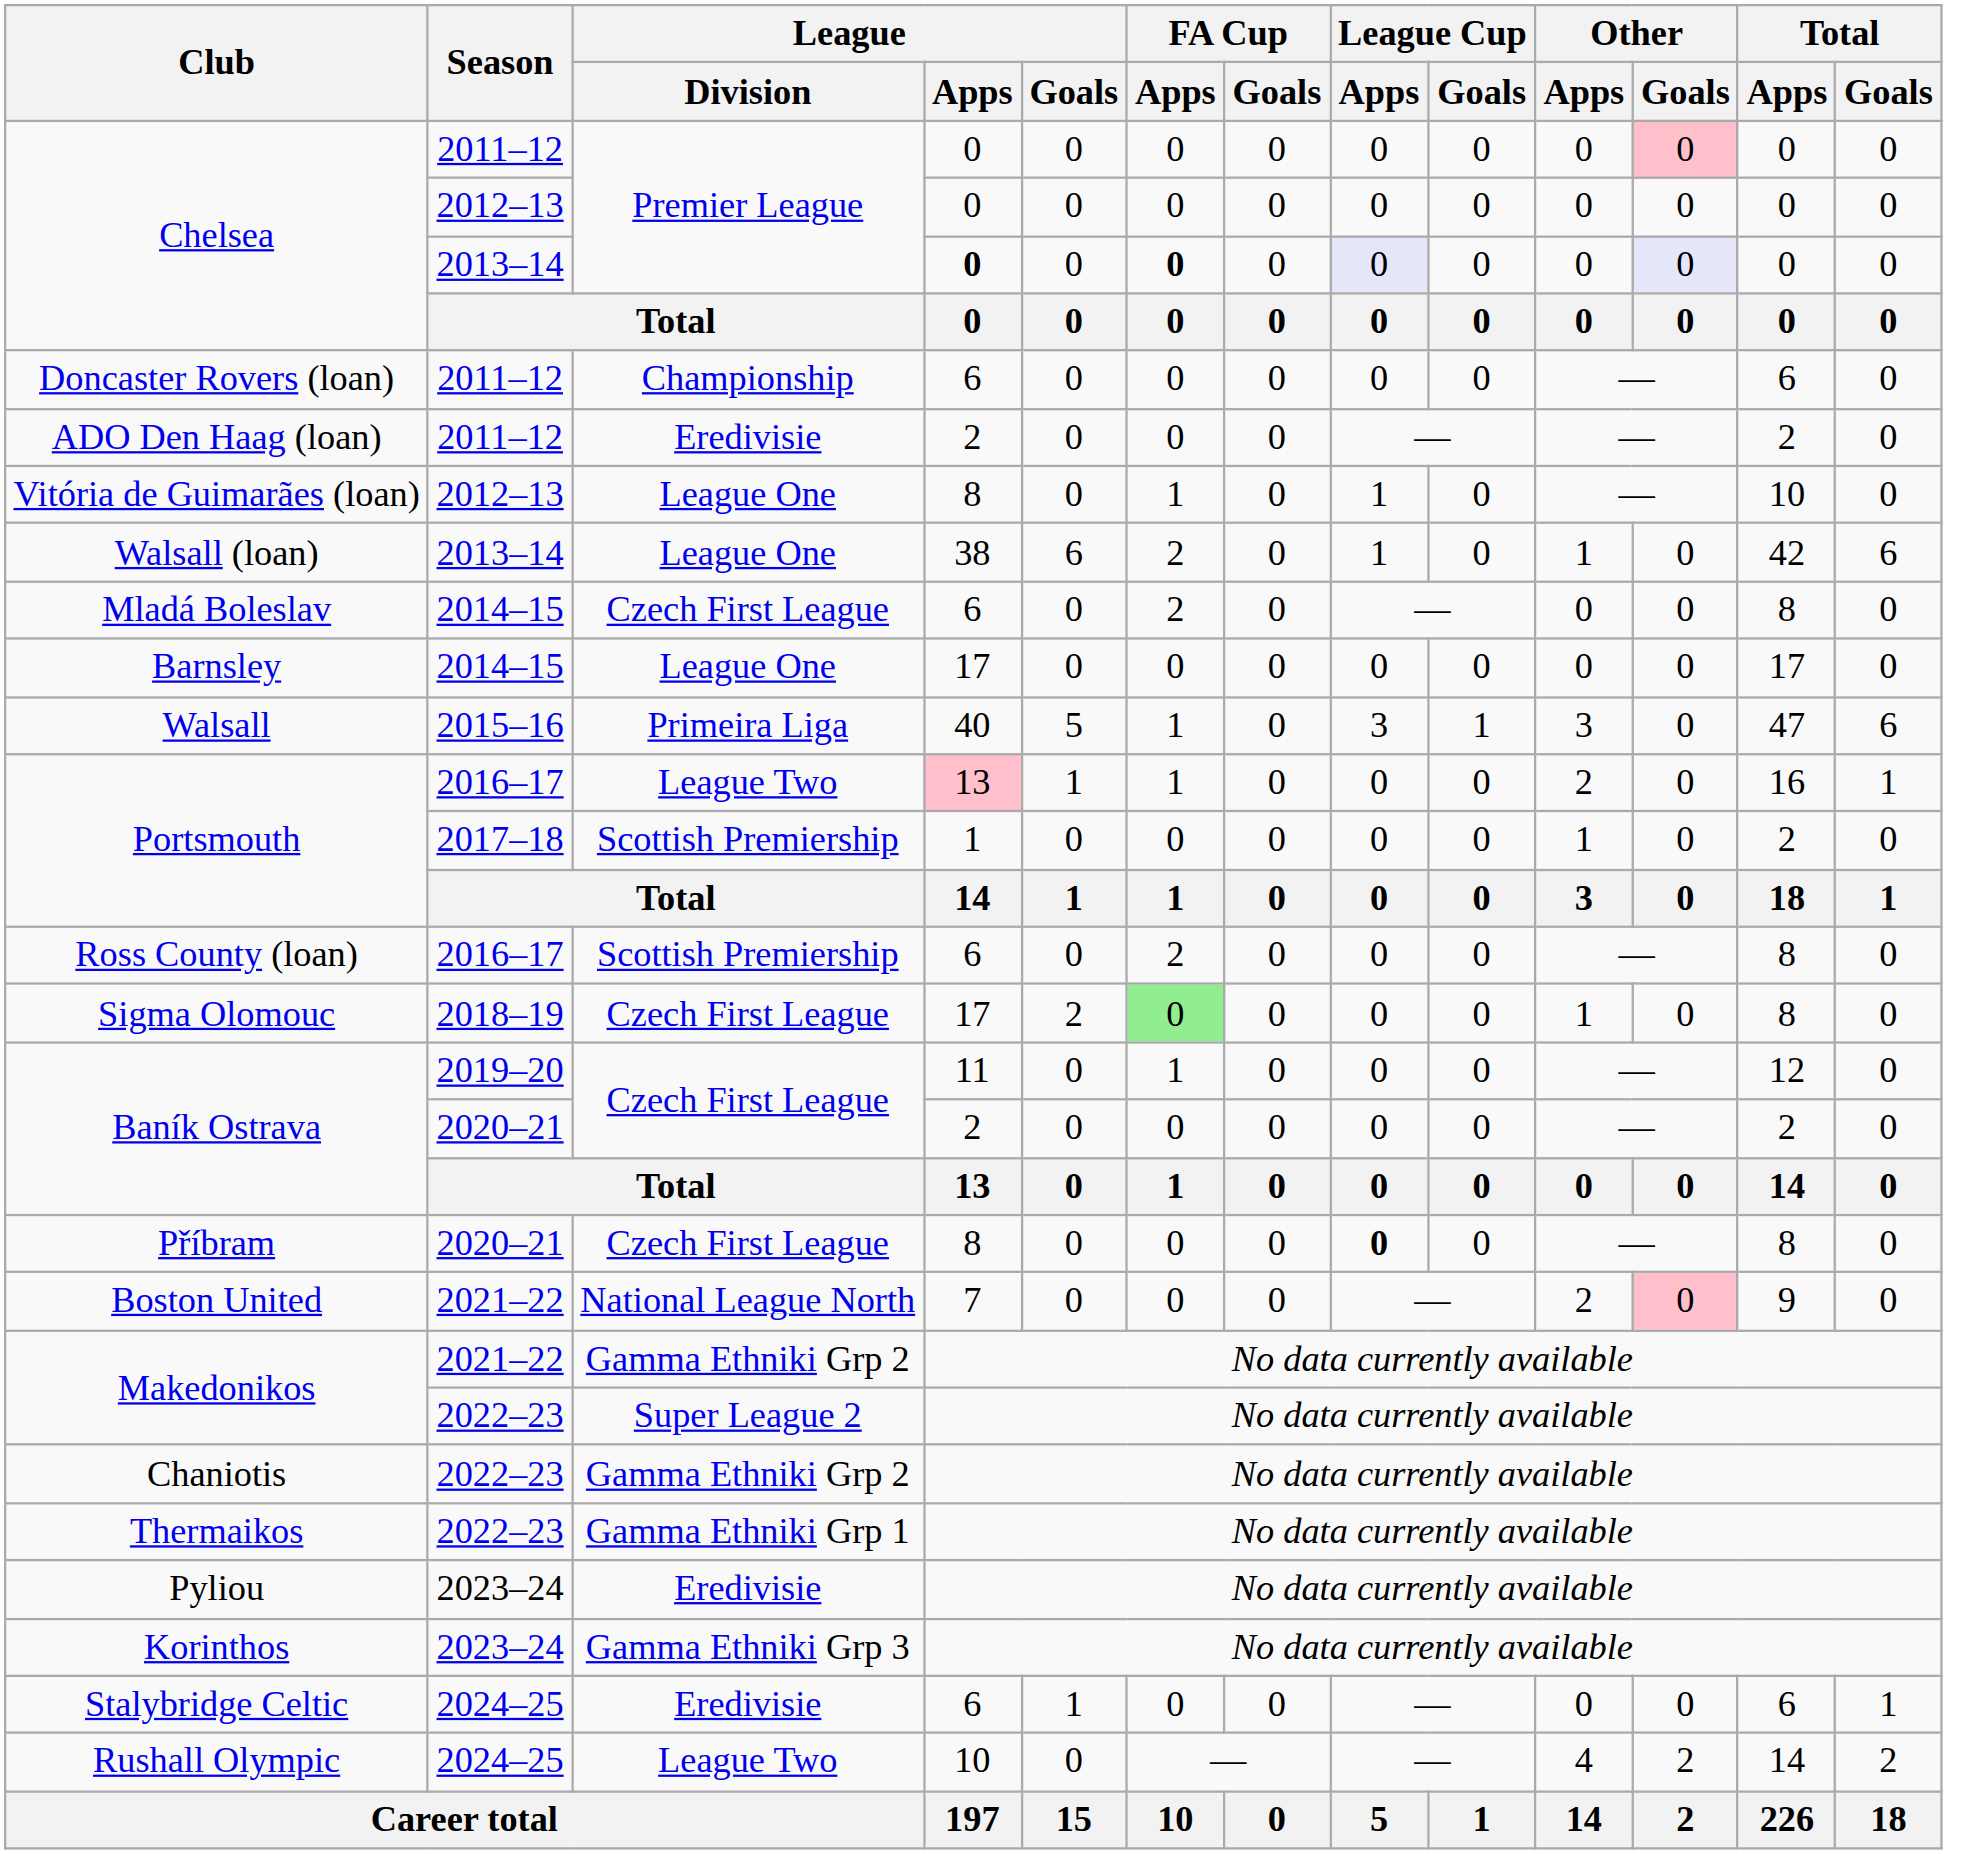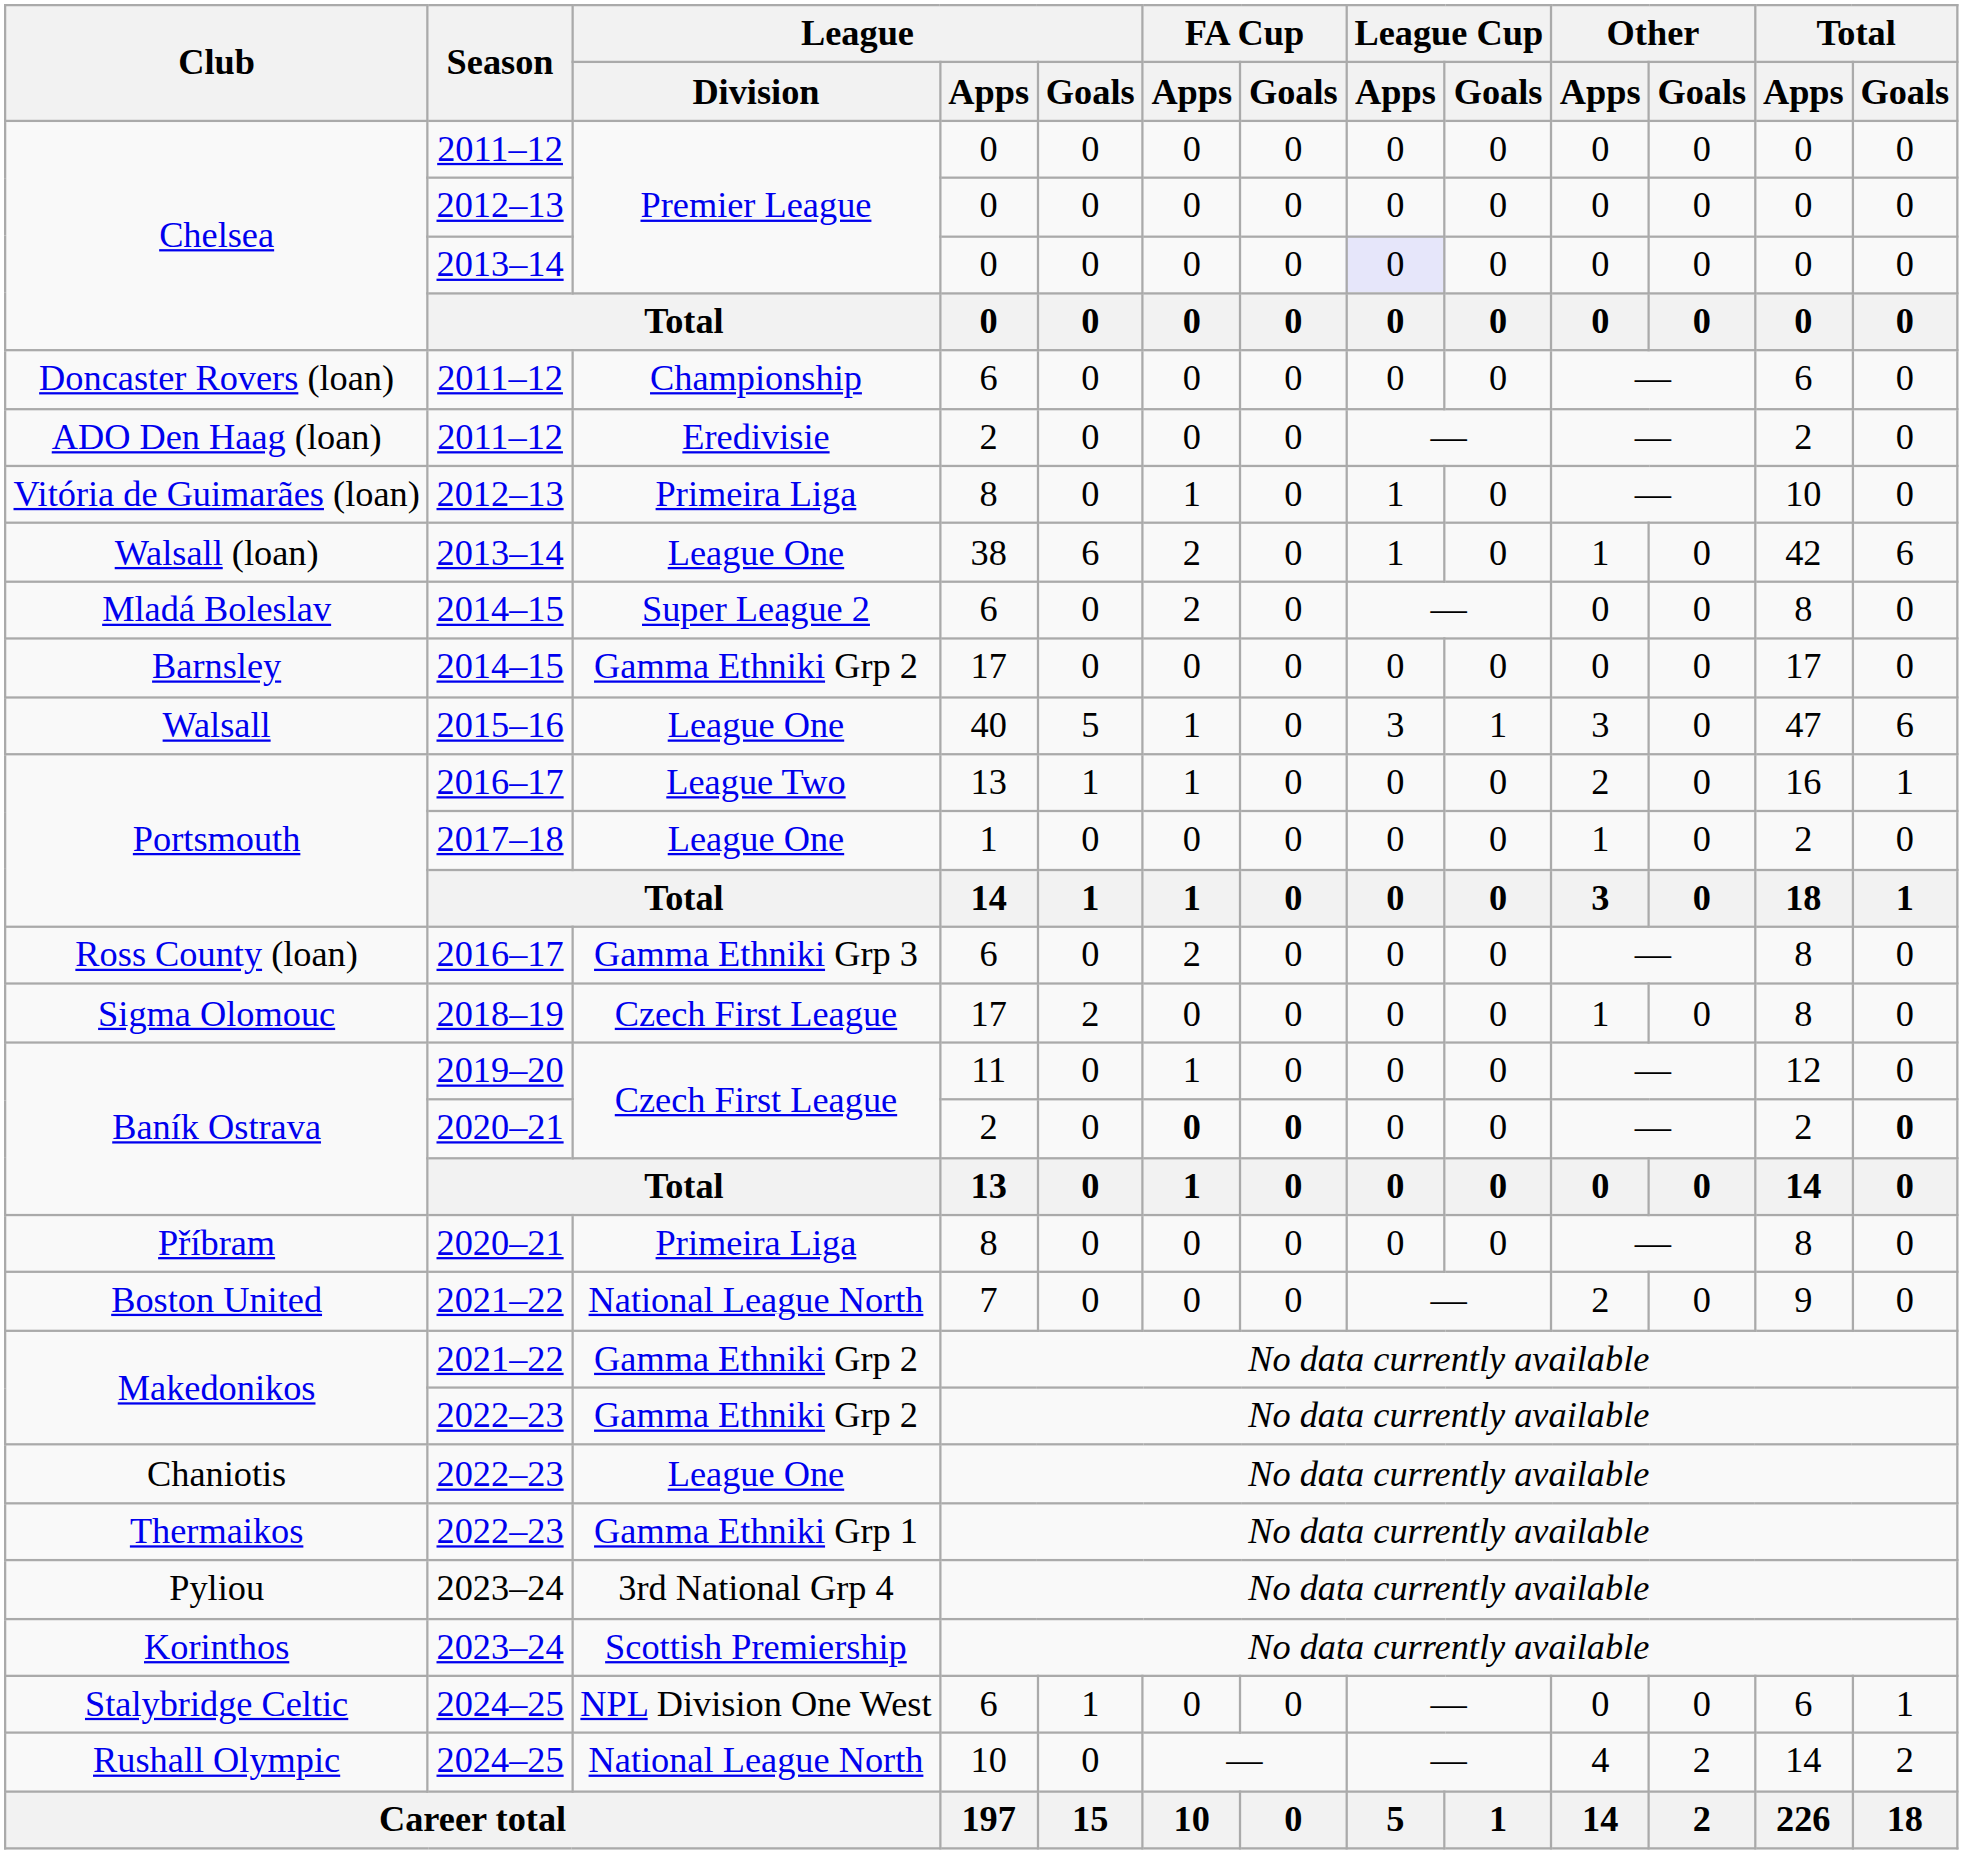(1685, 148) pink background -> (1702, 148) no background
(972, 263) bold -> (989, 263) normal
(1175, 263) bold -> (1192, 263) normal
(1685, 263) lavender background -> (1702, 263) no background
(748, 494) League One -> (756, 494) Primeira Liga
(748, 609) Czech First League -> (756, 609) Super League 2
(748, 666) League One -> (756, 666) Gamma Ethniki Grp 2
(748, 724) Primeira Liga -> (756, 724) League One
(972, 782) pink background -> (989, 782) no background
(748, 839) Scottish Premiership -> (756, 839) League One
(748, 954) Scottish Premiership -> (756, 954) Gamma Ethniki Grp 3
(1175, 1012) lightgreen background -> (1192, 1012) no background
(1175, 1127) normal -> (1192, 1127) bold
(1277, 1127) normal -> (1293, 1127) bold
(1888, 1127) normal -> (1905, 1127) bold
(748, 1242) Czech First League -> (756, 1242) Primeira Liga
(1379, 1242) bold -> (1395, 1242) normal
(1685, 1300) pink background -> (1702, 1300) no background
(748, 1415) Super League 2 -> (756, 1415) Gamma Ethniki Grp 2
(748, 1473) Gamma Ethniki Grp 2 -> (756, 1473) League One
(748, 1588) Eredivisie -> (756, 1588) 3rd National Grp 4
(748, 1646) Gamma Ethniki Grp 3 -> (756, 1646) Scottish Premiership
(748, 1703) Eredivisie -> (756, 1703) NPL Division One West
(748, 1761) League Two -> (756, 1761) National League North
